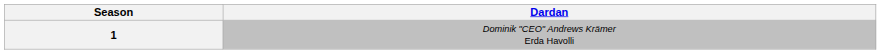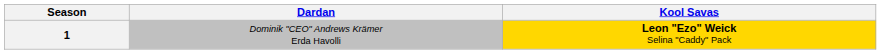+ column: (689, 12)
